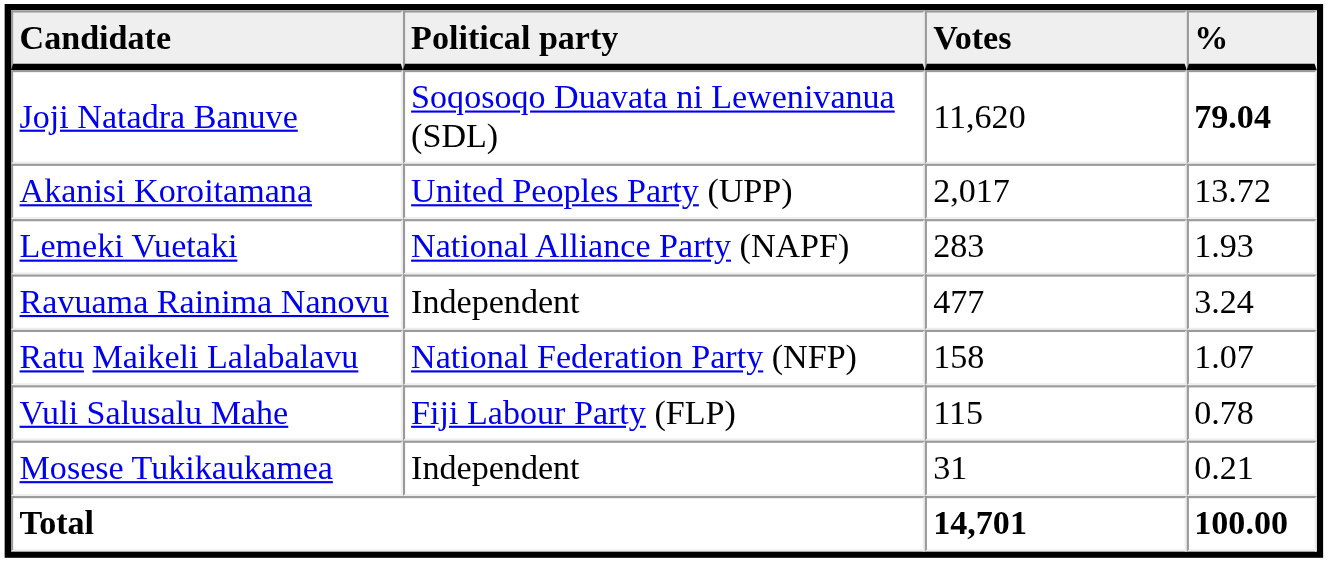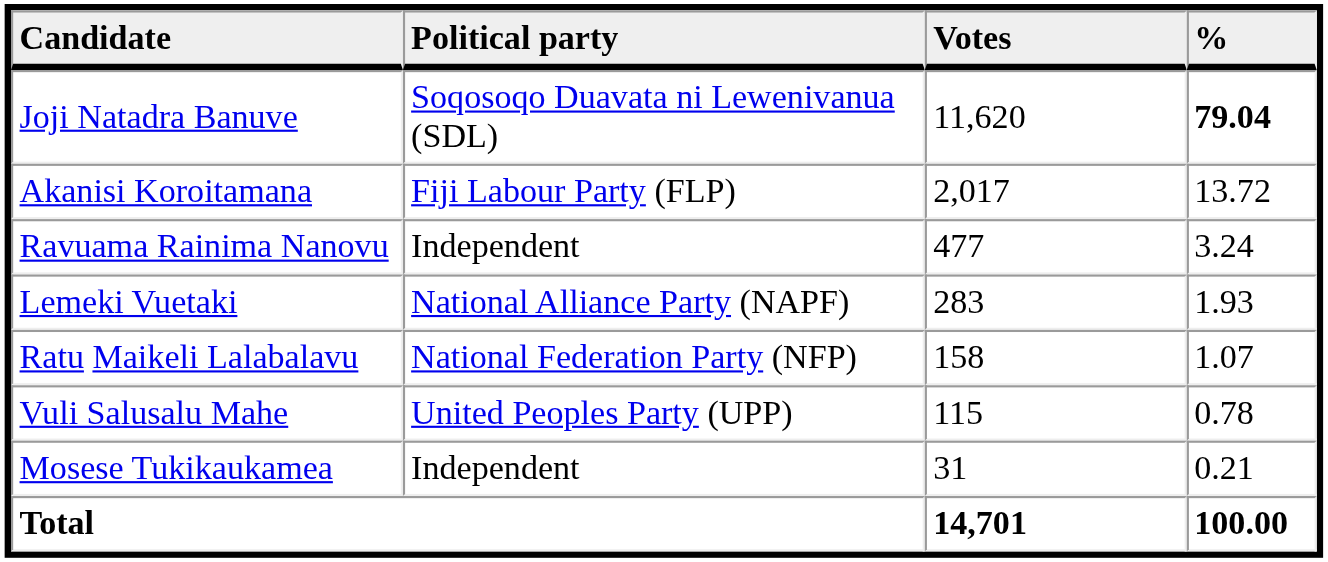(602, 190) United Peoples Party (UPP) -> (573, 190) Fiji Labour Party (FLP)
rows swapped: (204, 301) <-> (128, 246)
(573, 412) Fiji Labour Party (FLP) -> (602, 412) United Peoples Party (UPP)
